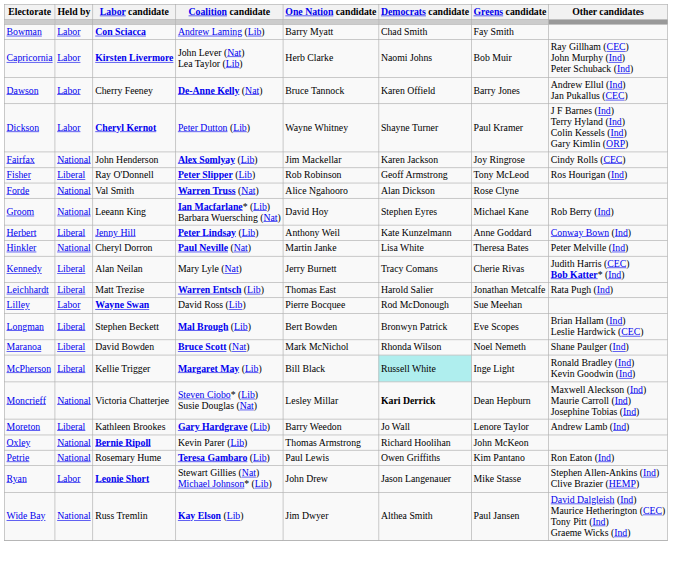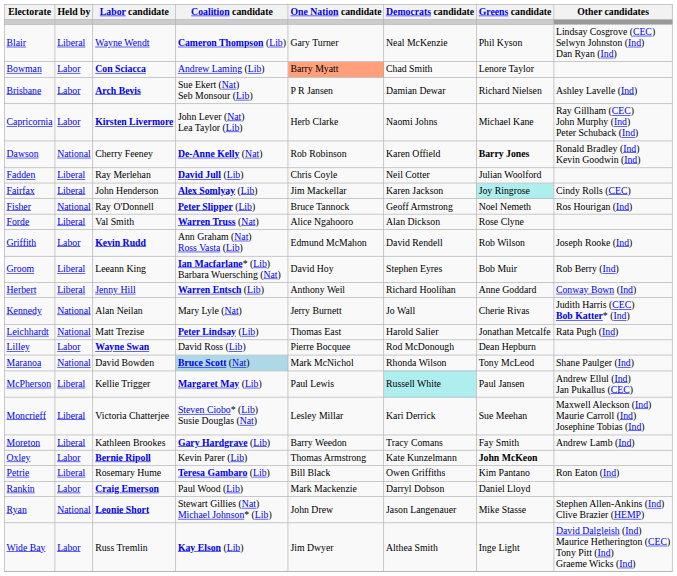+ row: (16, 43)
(309, 32) no background -> (314, 69) lightsalmon background
(494, 32) Fay Smith -> (506, 69) Lenore Taylor
+ row: (24, 90)
(493, 58) Bob Muir -> (506, 122) Michael Kane
(69, 90) Labor -> (74, 154) National
(315, 90) Bruce Tannock -> (319, 154) Rob Robinson
(497, 90) normal -> (504, 154) bold
(589, 90) Andrew Ellul (Ind) Jan Pukallus (CEC) -> (598, 154) Ronald Bradley (Ind) Kevin Goodwin (Ind)
- row: (23, 128)
+ row: (21, 175)
(74, 160) National -> (71, 190) Liberal
(499, 160) no background -> (504, 190) paleturquoise background
(71, 175) Liberal -> (74, 206) National
(313, 175) Rob Robinson -> (320, 206) Bruce Tannock
(501, 175) Tony McLeod -> (505, 206) Noel Nemeth
(74, 190) National -> (71, 221) Liberal
+ row: (21, 242)
(74, 211) National -> (71, 269) Liberal
(501, 211) Michael Kane -> (498, 269) Bob Muir
(218, 232) Peter Lindsay (Lib) -> (221, 290) Warren Entsch (Lib)
(416, 232) Kate Kunzelmann -> (421, 290) Richard Hoolihan
- row: (21, 248)
(71, 269) Liberal -> (74, 311) National
(409, 269) Tracy Comans -> (401, 311) Jo Wall
(71, 290) Liberal -> (74, 332) National
(221, 290) Warren Entsch (Lib) -> (218, 332) Peter Lindsay (Lib)
(498, 305) Sue Meehan -> (507, 347) Dean Hepburn
- row: (25, 326)
(71, 347) Liberal -> (74, 363) National
(214, 347) no background -> (214, 363) lightblue background
(500, 347) Noel Nemeth -> (506, 363) Tony McLeod
(305, 368) Bill Black -> (312, 384) Paul Lewis
(494, 368) Inge Light -> (502, 384) Paul Jansen
(593, 368) Ronald Bradley (Ind) Kevin Goodwin (Ind) -> (594, 384) Andrew Ellul (Ind) Jan Pukallus (CEC)
(74, 400) National -> (71, 416) Liberal
(408, 400) bold -> (411, 416) normal
(502, 400) Dean Hepburn -> (503, 416) Sue Meehan
(395, 427) Jo Wall -> (414, 442) Tracy Comans
(501, 427) Lenore Taylor -> (499, 442) Fay Smith
(74, 442) National -> (69, 458) Labor
(416, 442) Richard Hoolihan -> (421, 458) Kate Kunzelmann
(501, 442) normal -> (508, 458) bold
(74, 458) National -> (71, 473) Liberal
(307, 458) Paul Lewis -> (310, 473) Bill Black
+ row: (21, 489)
(69, 479) Labor -> (74, 509) National
(74, 516) National -> (69, 547) Labor
(496, 516) Paul Jansen -> (499, 547) Inge Light
